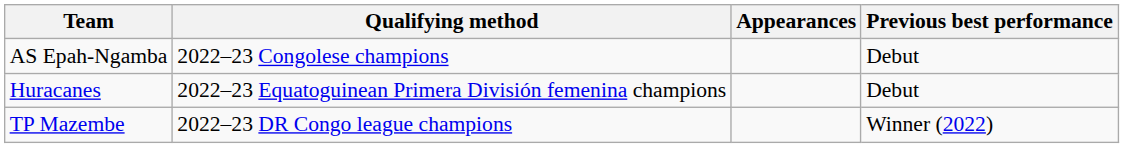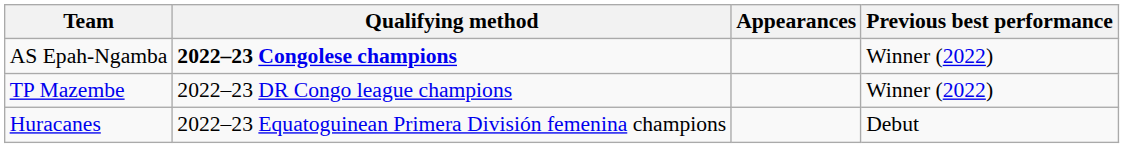(313, 55) normal -> (317, 55) bold
(893, 55) Debut -> (930, 55) Winner (2022)
rows swapped: (67, 124) <-> (55, 90)
